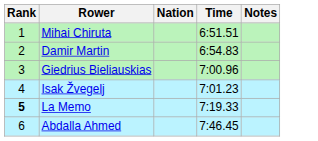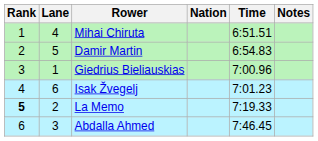+ column: (55, 13)
